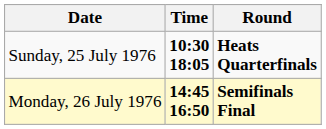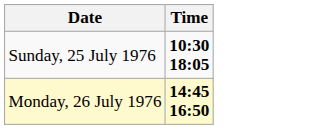- column: (267, 18)
